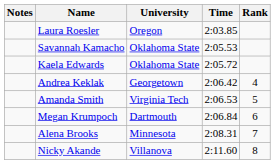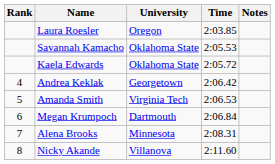columns swapped: (255, 13) <-> (20, 13)
